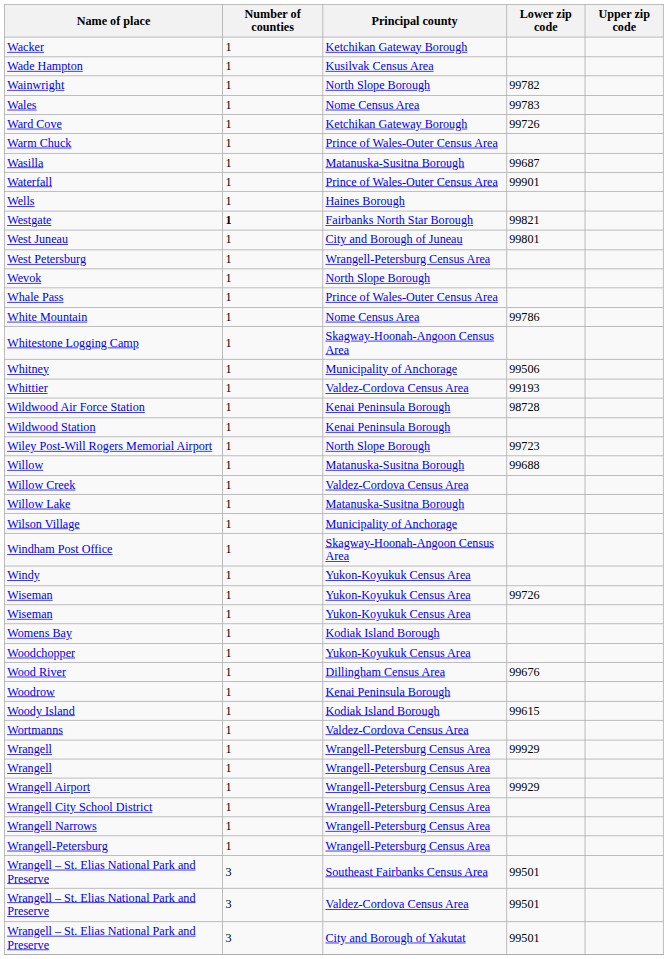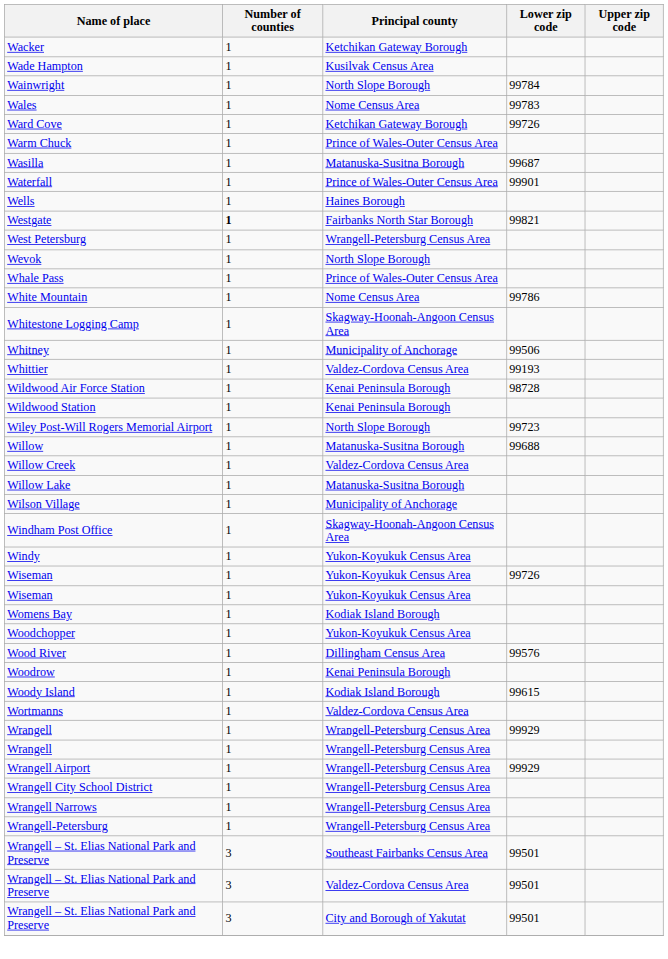(524, 85) 99782 -> (524, 85) 99784
- row: (38, 239)
(524, 672) 99676 -> (524, 653) 99576
